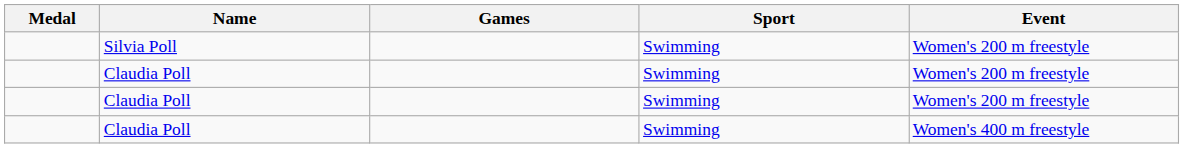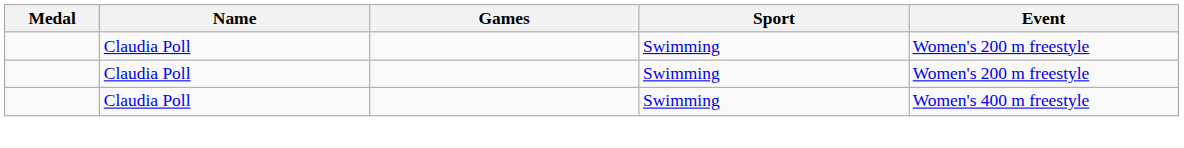- row: (52, 46)
